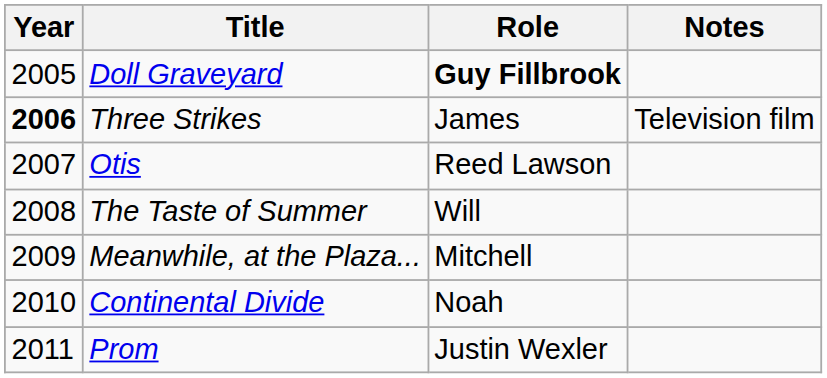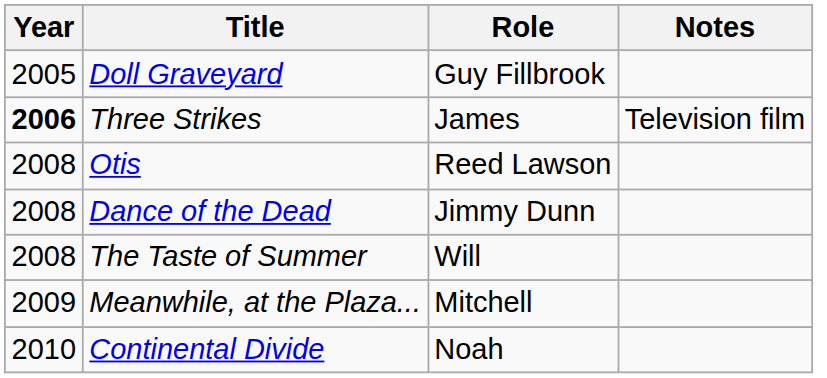(528, 73) bold -> (520, 73) normal
(44, 165) 2007 -> (44, 165) 2008
+ row: (210, 211)
- row: (124, 348)
